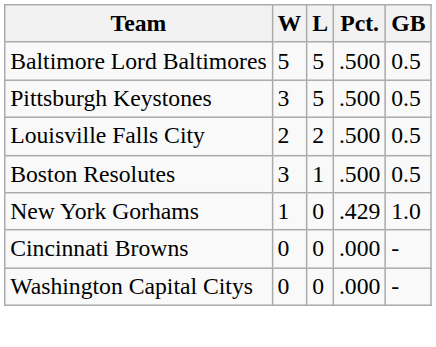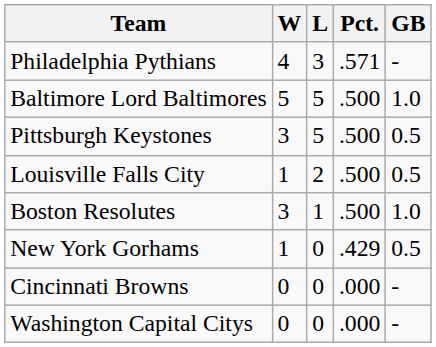+ row: (113, 60)
(406, 60) 0.5 -> (406, 98) 1.0
(284, 135) 2 -> (284, 173) 1
(406, 173) 0.5 -> (406, 211) 1.0
(406, 211) 1.0 -> (406, 248) 0.5
